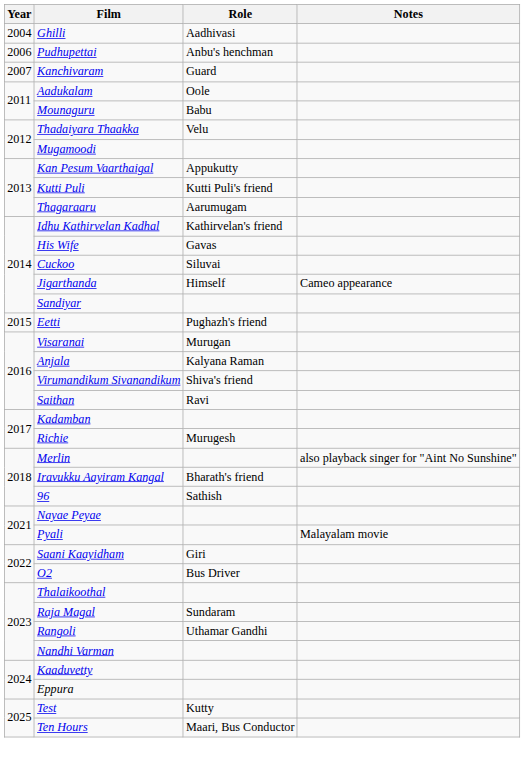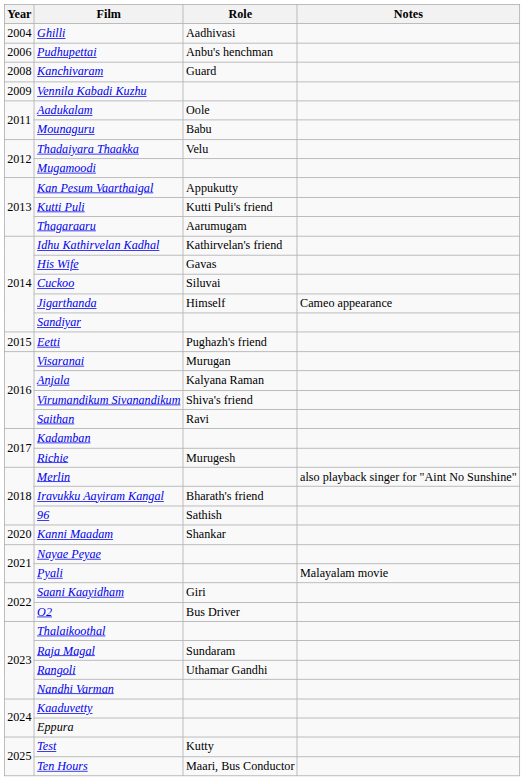(19, 71) 2007 -> (19, 71) 2008
+ row: (92, 91)
+ row: (75, 534)
